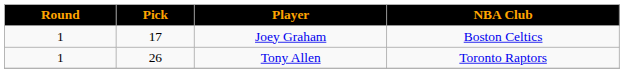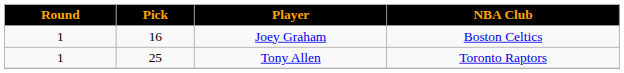(155, 36) 17 -> (155, 36) 16
(155, 57) 26 -> (155, 57) 25
